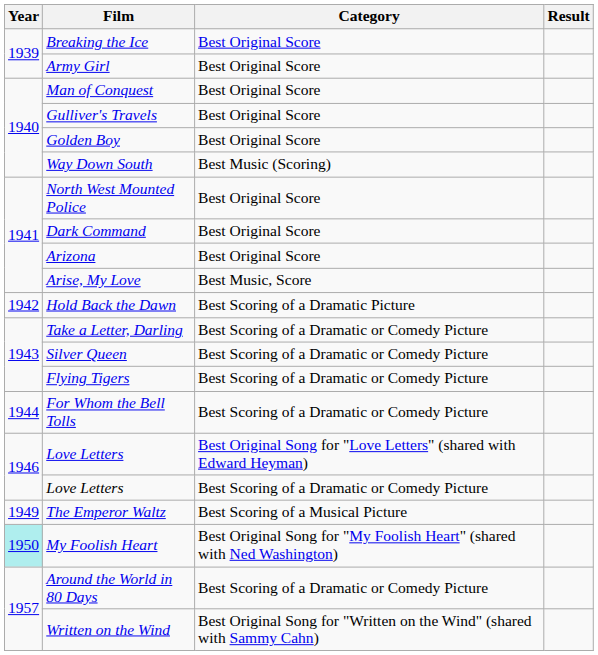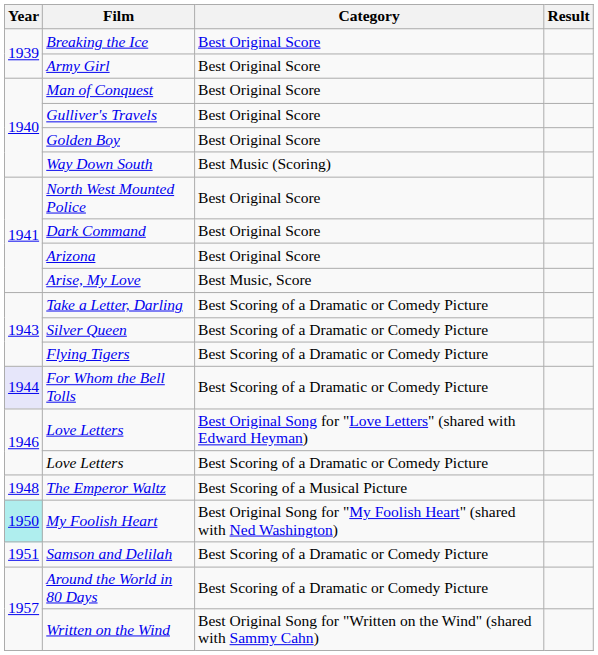- row: (111, 305)
(24, 412) no background -> (24, 387) lavender background
(24, 512) 1949 -> (24, 487) 1948
+ row: (109, 554)
